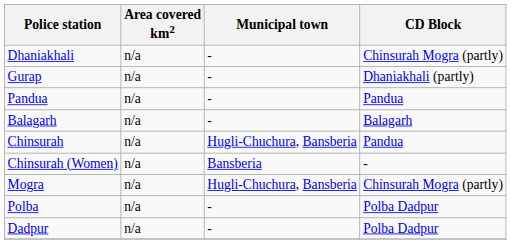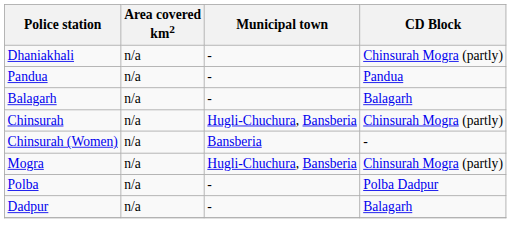- row: (25, 77)
(383, 142) Pandua -> (433, 120) Chinsurah Mogra (partly)
(401, 228) Polba Dadpur -> (388, 206) Balagarh
